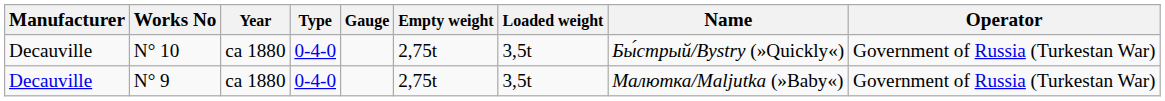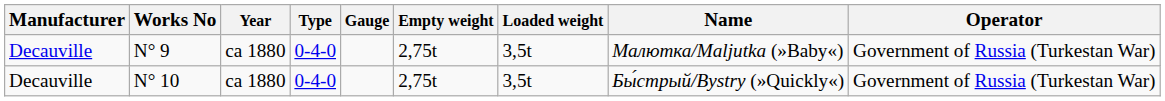rows swapped: (152, 80) <-> (157, 50)
